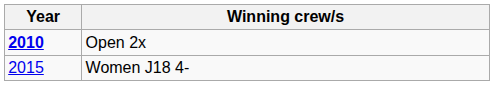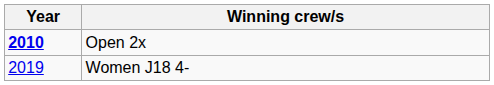(26, 67) 2015 -> (26, 67) 2019
